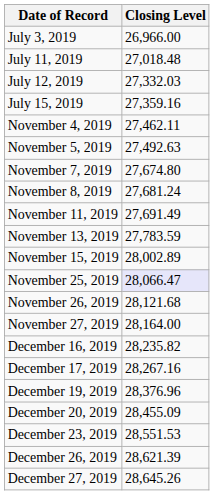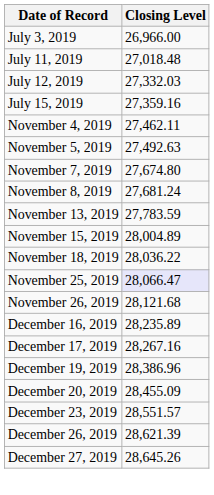- row: (63, 214)
(153, 258) 28,002.89 -> (153, 236) 28,004.89
+ row: (63, 258)
- row: (63, 324)
(153, 346) 28,235.82 -> (153, 324) 28,235.89
(153, 390) 28,376.96 -> (153, 368) 28,386.96
(153, 434) 28,551.53 -> (153, 412) 28,551.57
